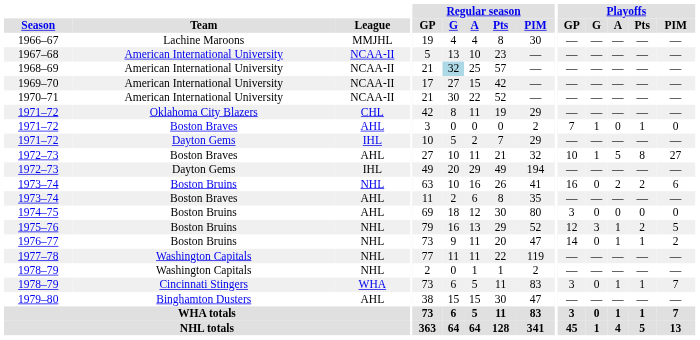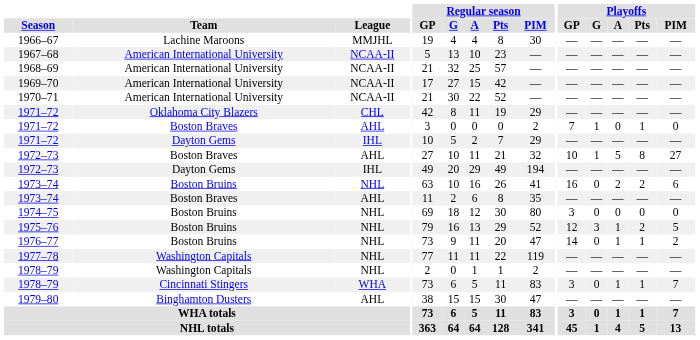(453, 68) lightblue background -> (453, 68) no background
(372, 212) AHL -> (372, 212) NHL
